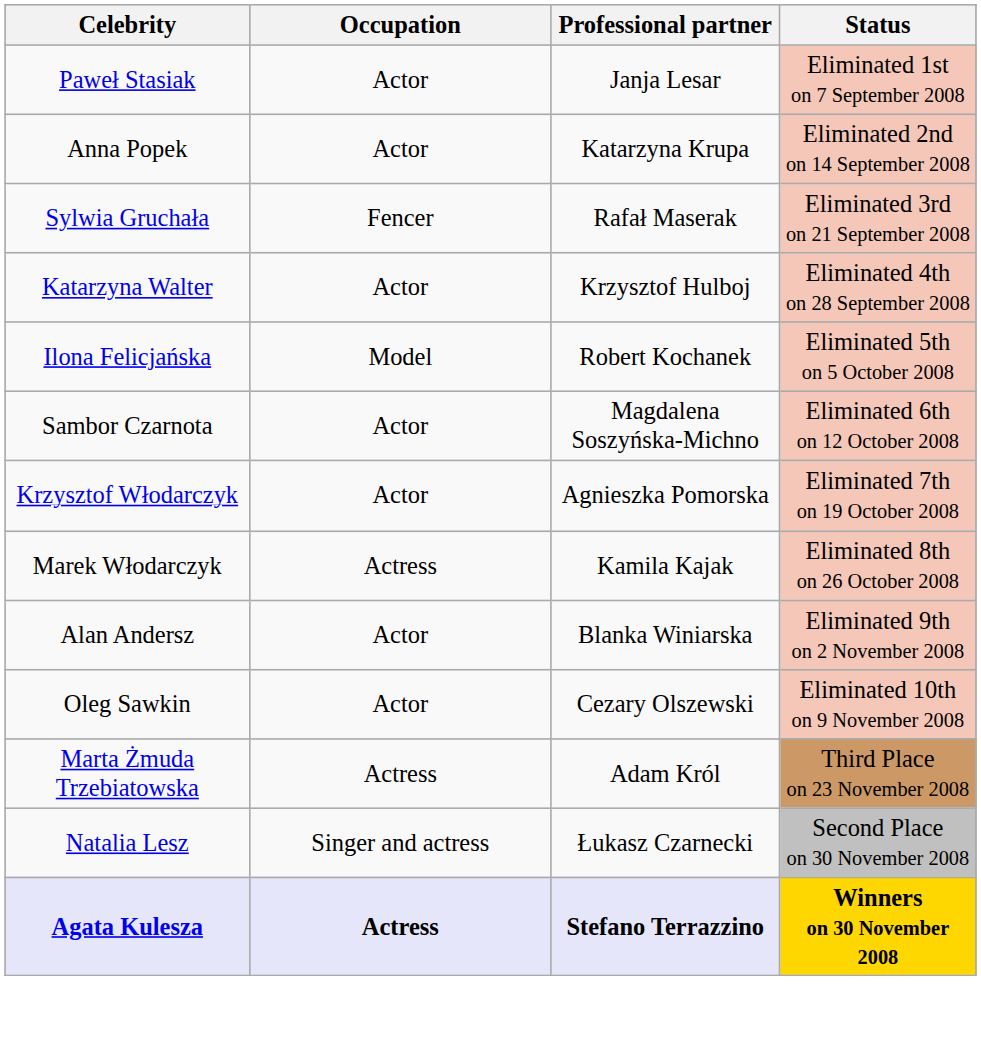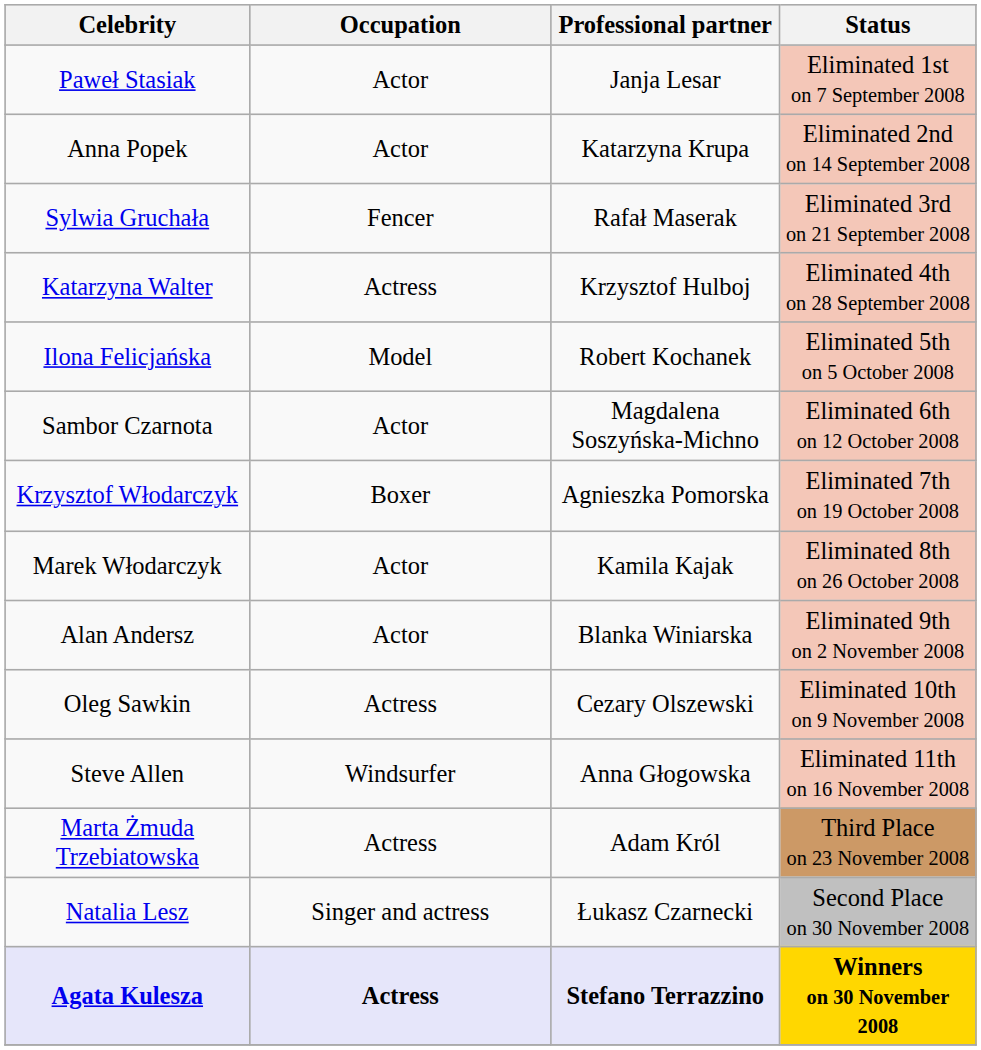(400, 287) Actor -> (400, 287) Actress
(400, 495) Actor -> (400, 495) Boxer
(400, 564) Actress -> (400, 564) Actor
(400, 703) Actor -> (400, 703) Actress
+ row: (127, 772)
